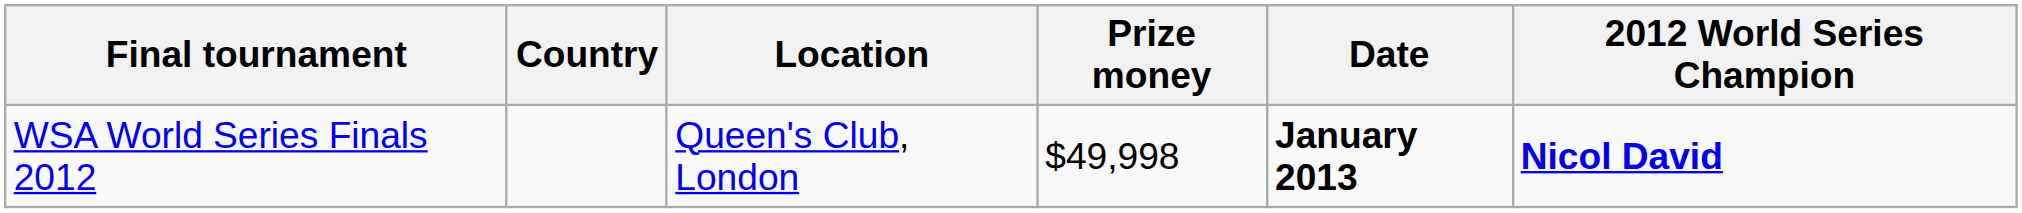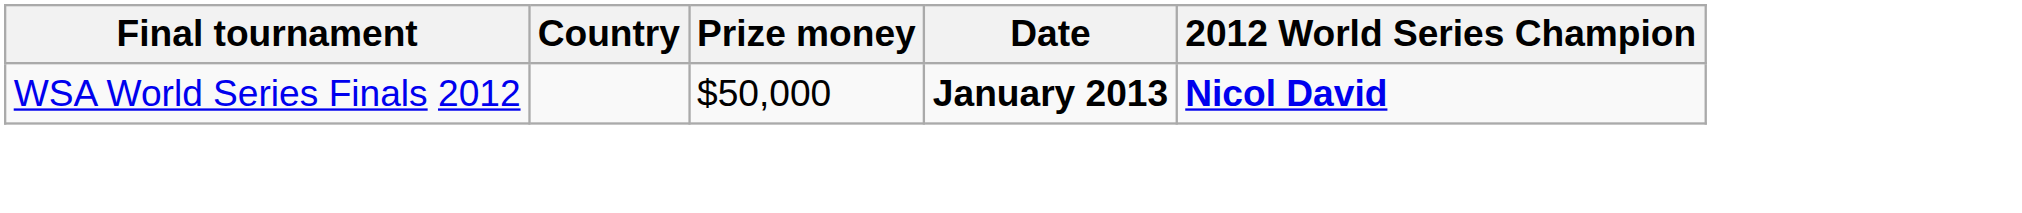- column: (852, 54)
(1112, 155) $49,998 -> (764, 92) $50,000
